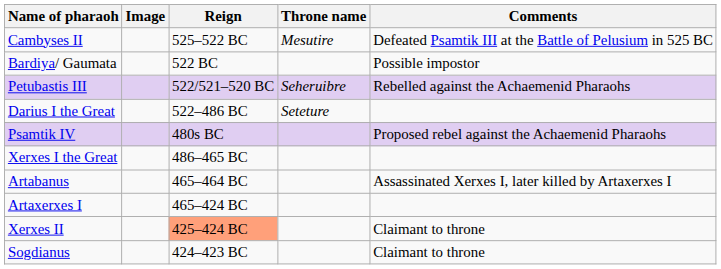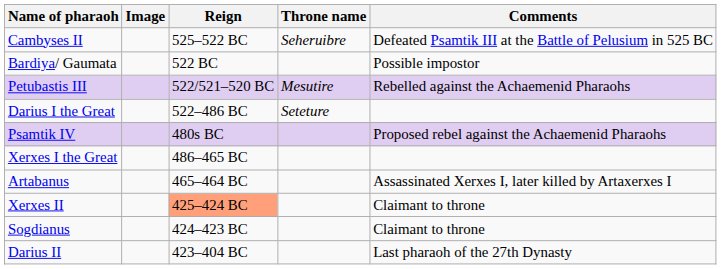(307, 39) Mesutire -> (313, 39) Seheruibre
(313, 87) Seheruibre -> (307, 87) Mesutire
- row: (45, 205)
+ row: (35, 252)
